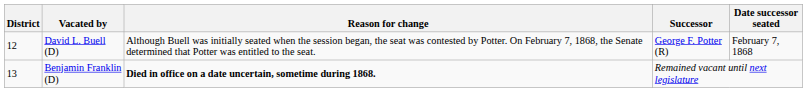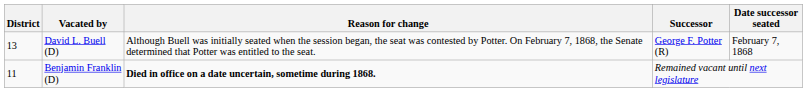(12, 46) 12 -> (12, 46) 13
(12, 73) 13 -> (12, 73) 11
